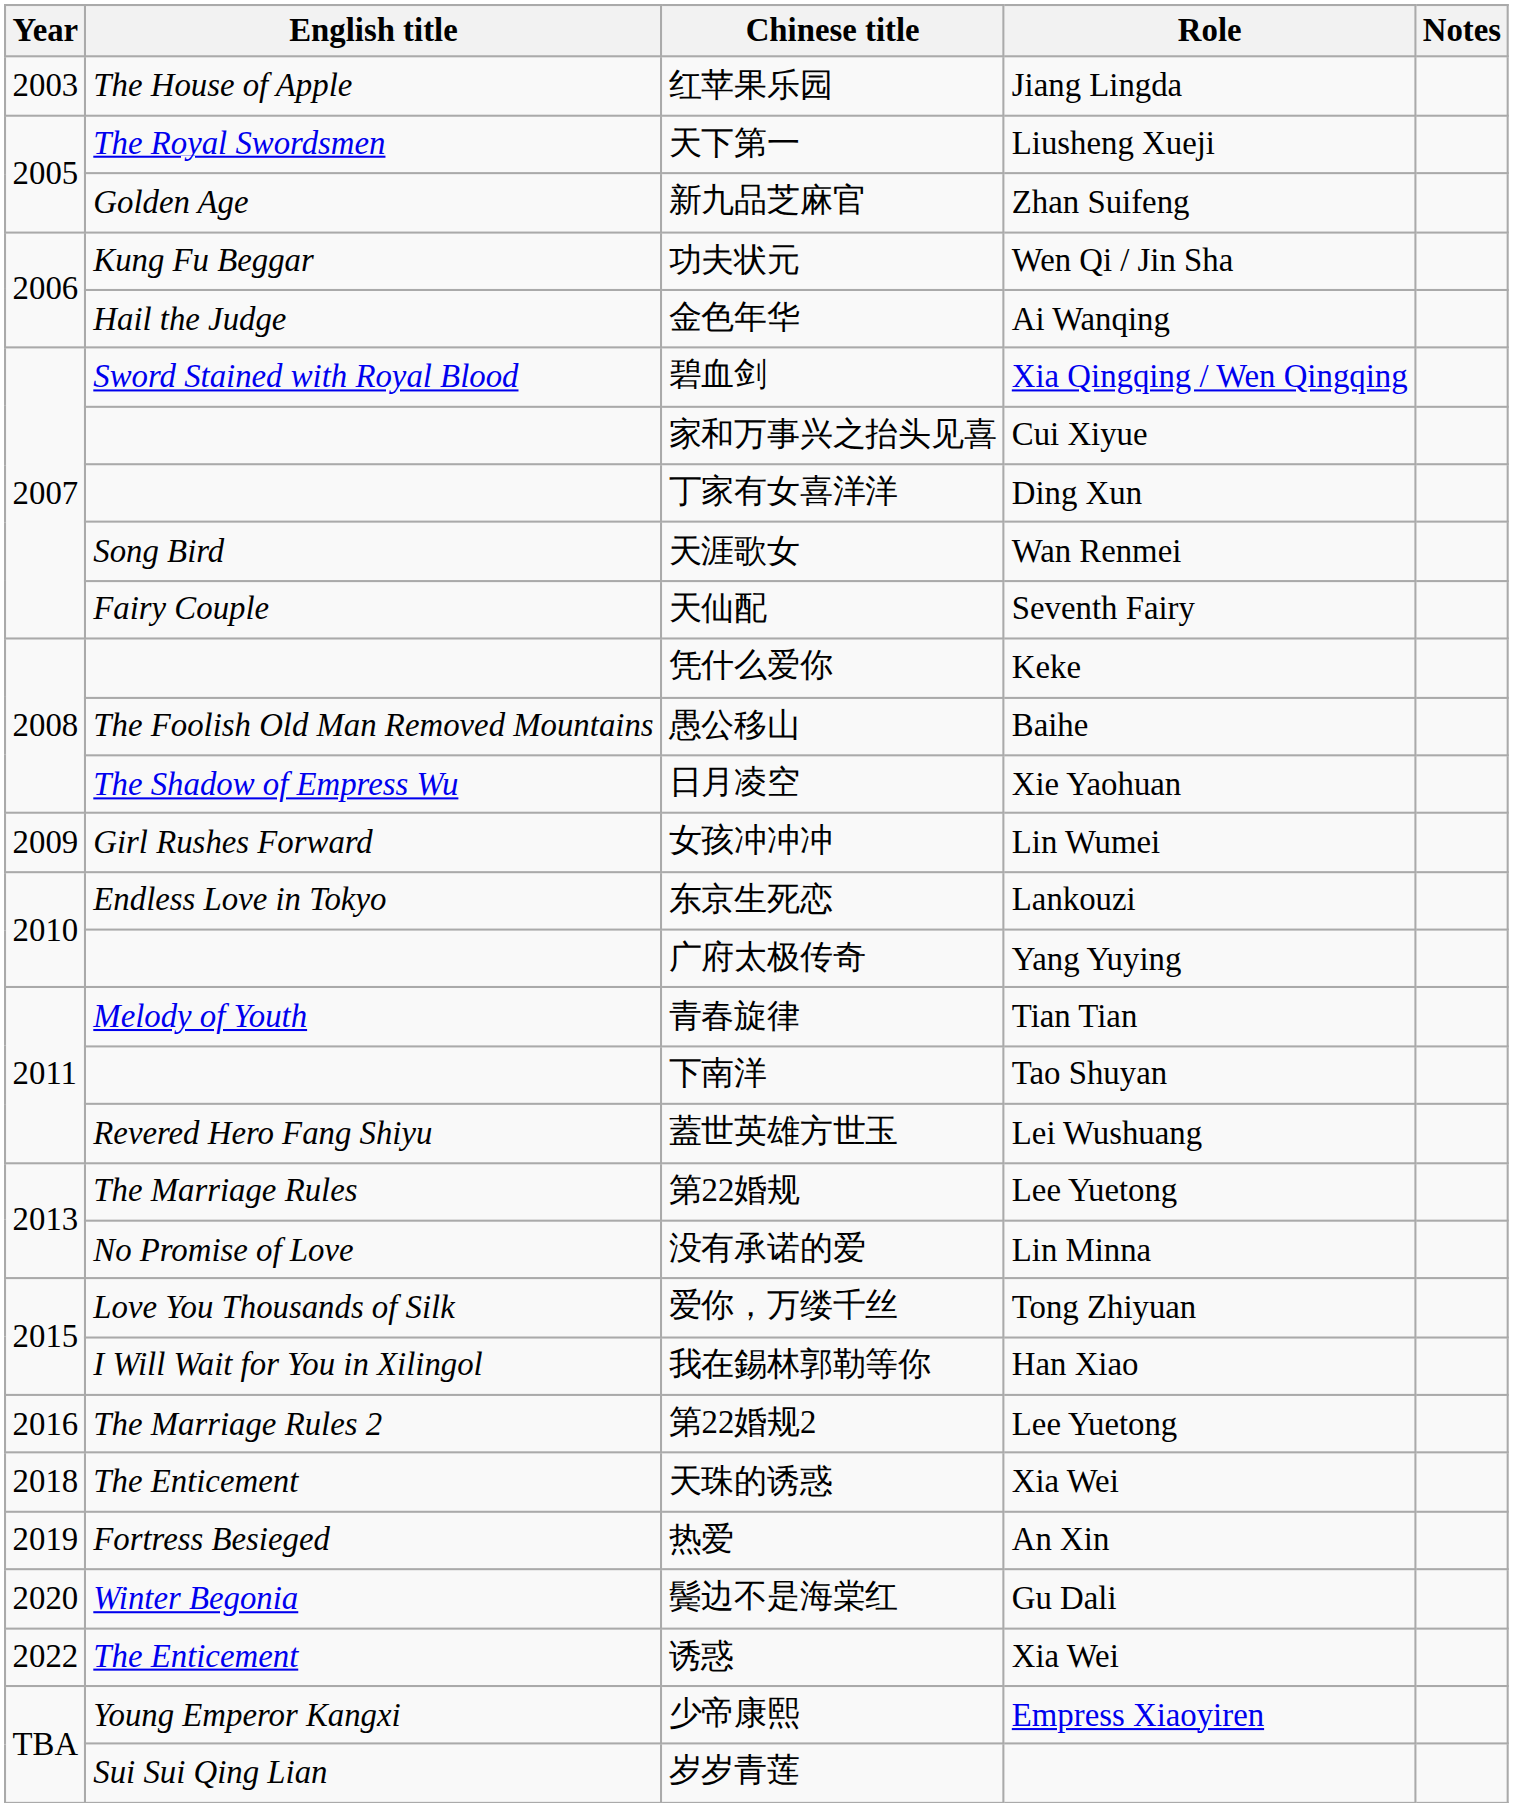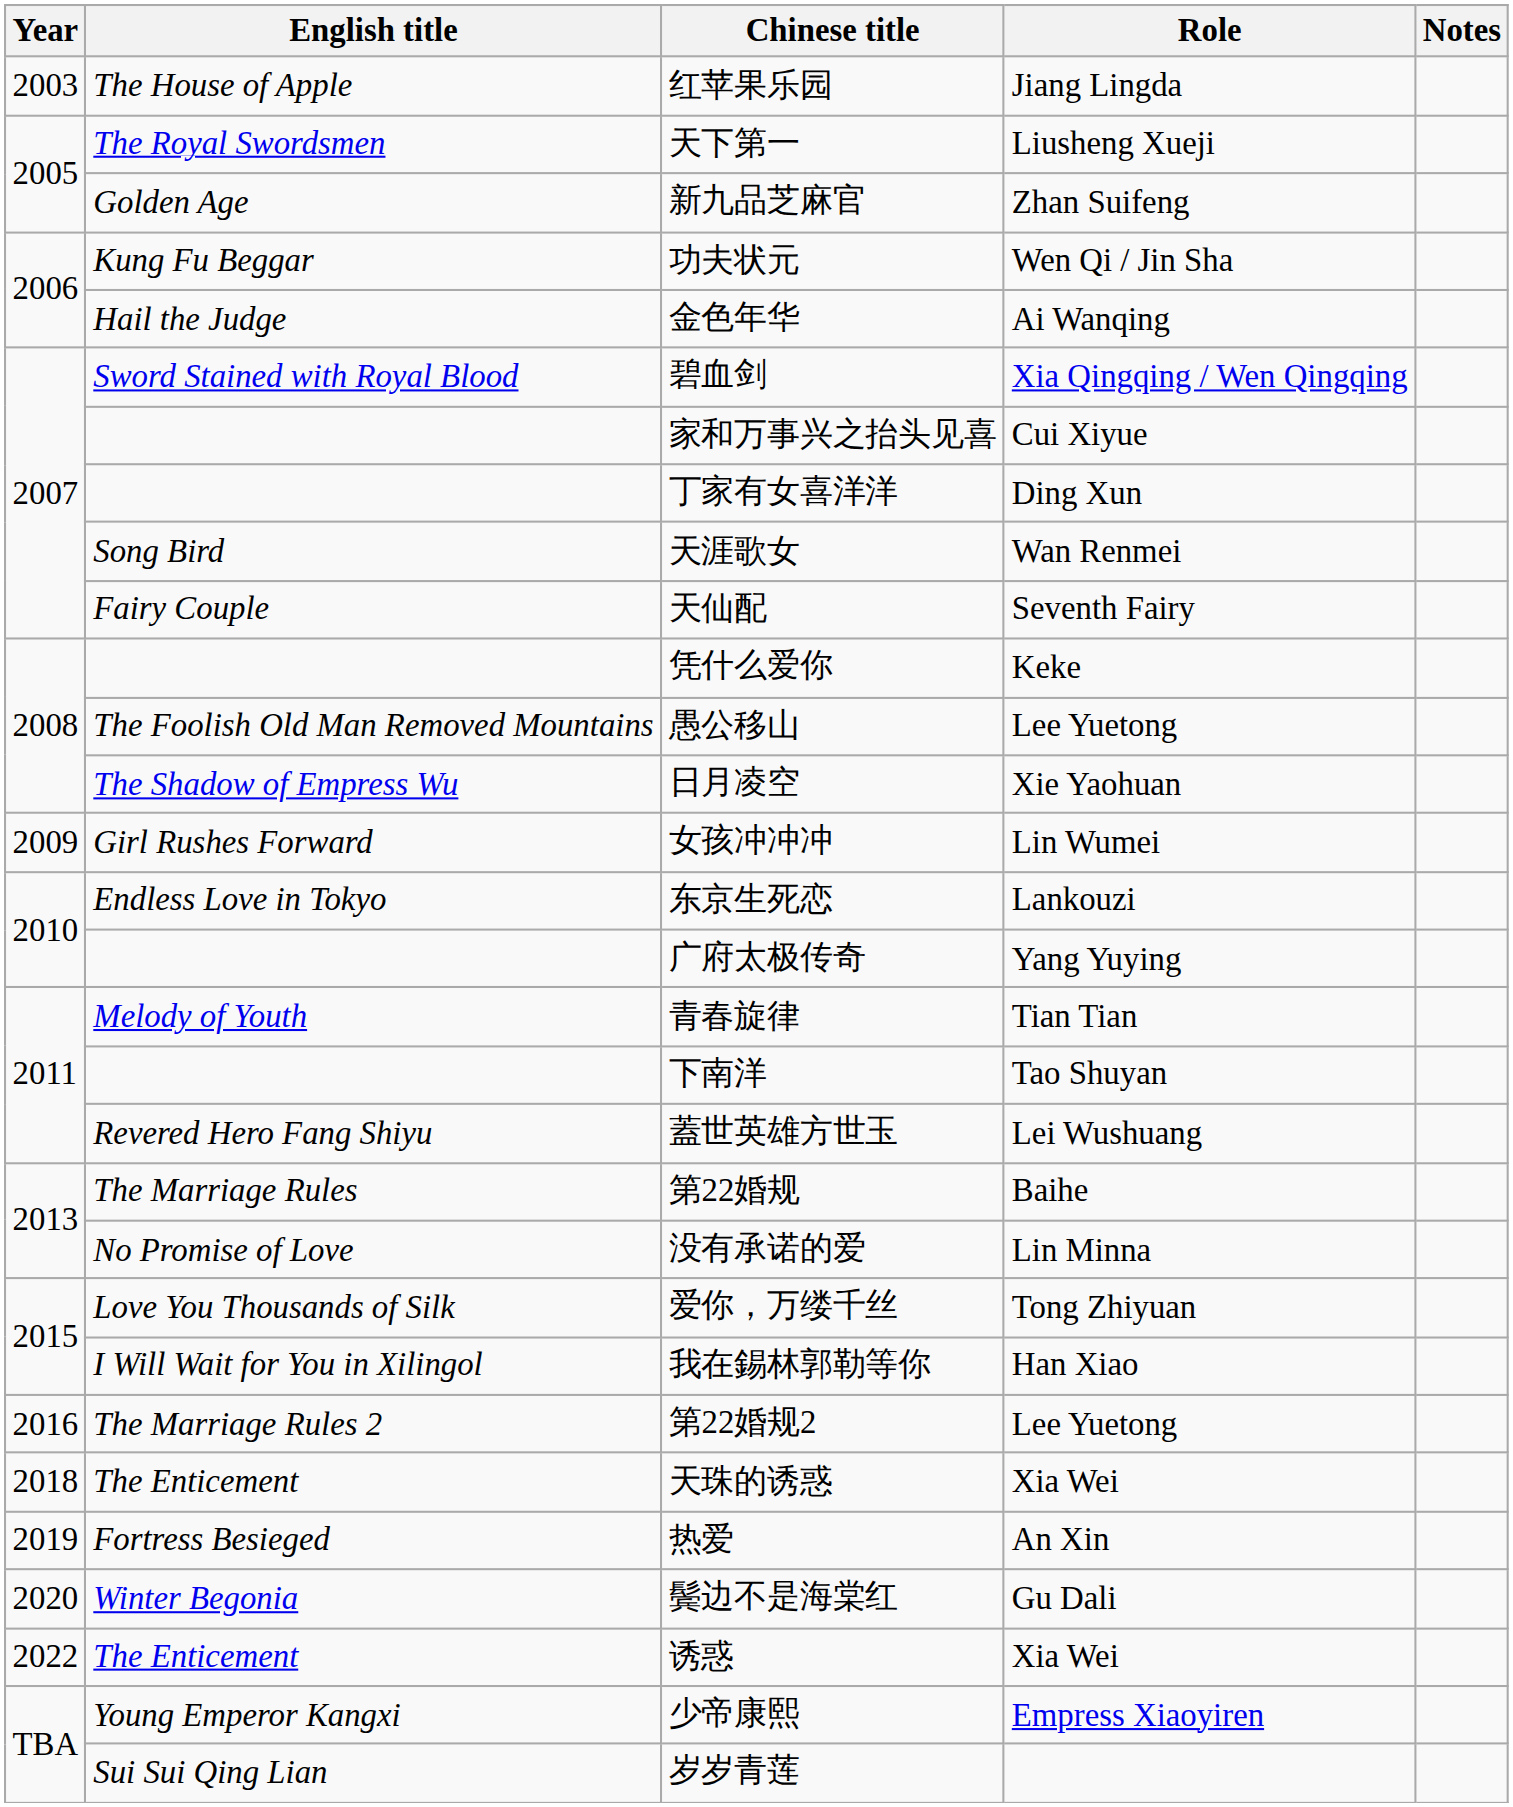(1050, 725) Baihe -> (1095, 725) Lee Yuetong
(1095, 1190) Lee Yuetong -> (1050, 1190) Baihe
